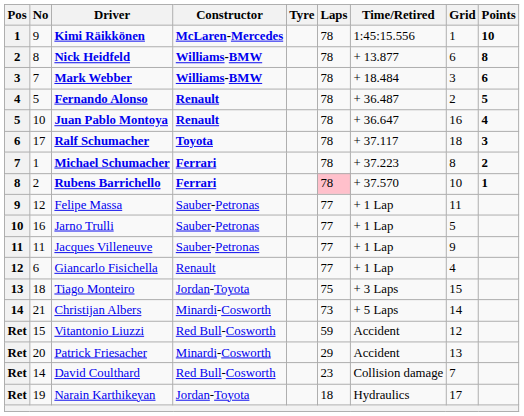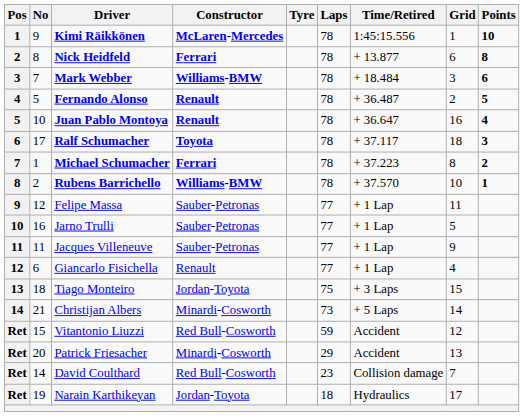(219, 56) Williams-BMW -> (196, 56) Ferrari
(196, 183) Ferrari -> (219, 183) Williams-BMW
(327, 183) pink background -> (327, 183) no background
